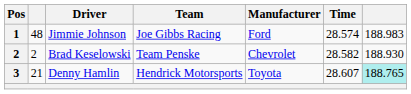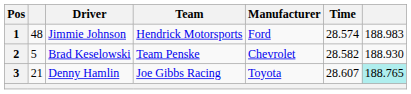(179, 34) Joe Gibbs Racing -> (189, 34) Hendrick Motorsports
(34, 54) 2 -> (34, 54) 5
(189, 73) Hendrick Motorsports -> (179, 73) Joe Gibbs Racing
